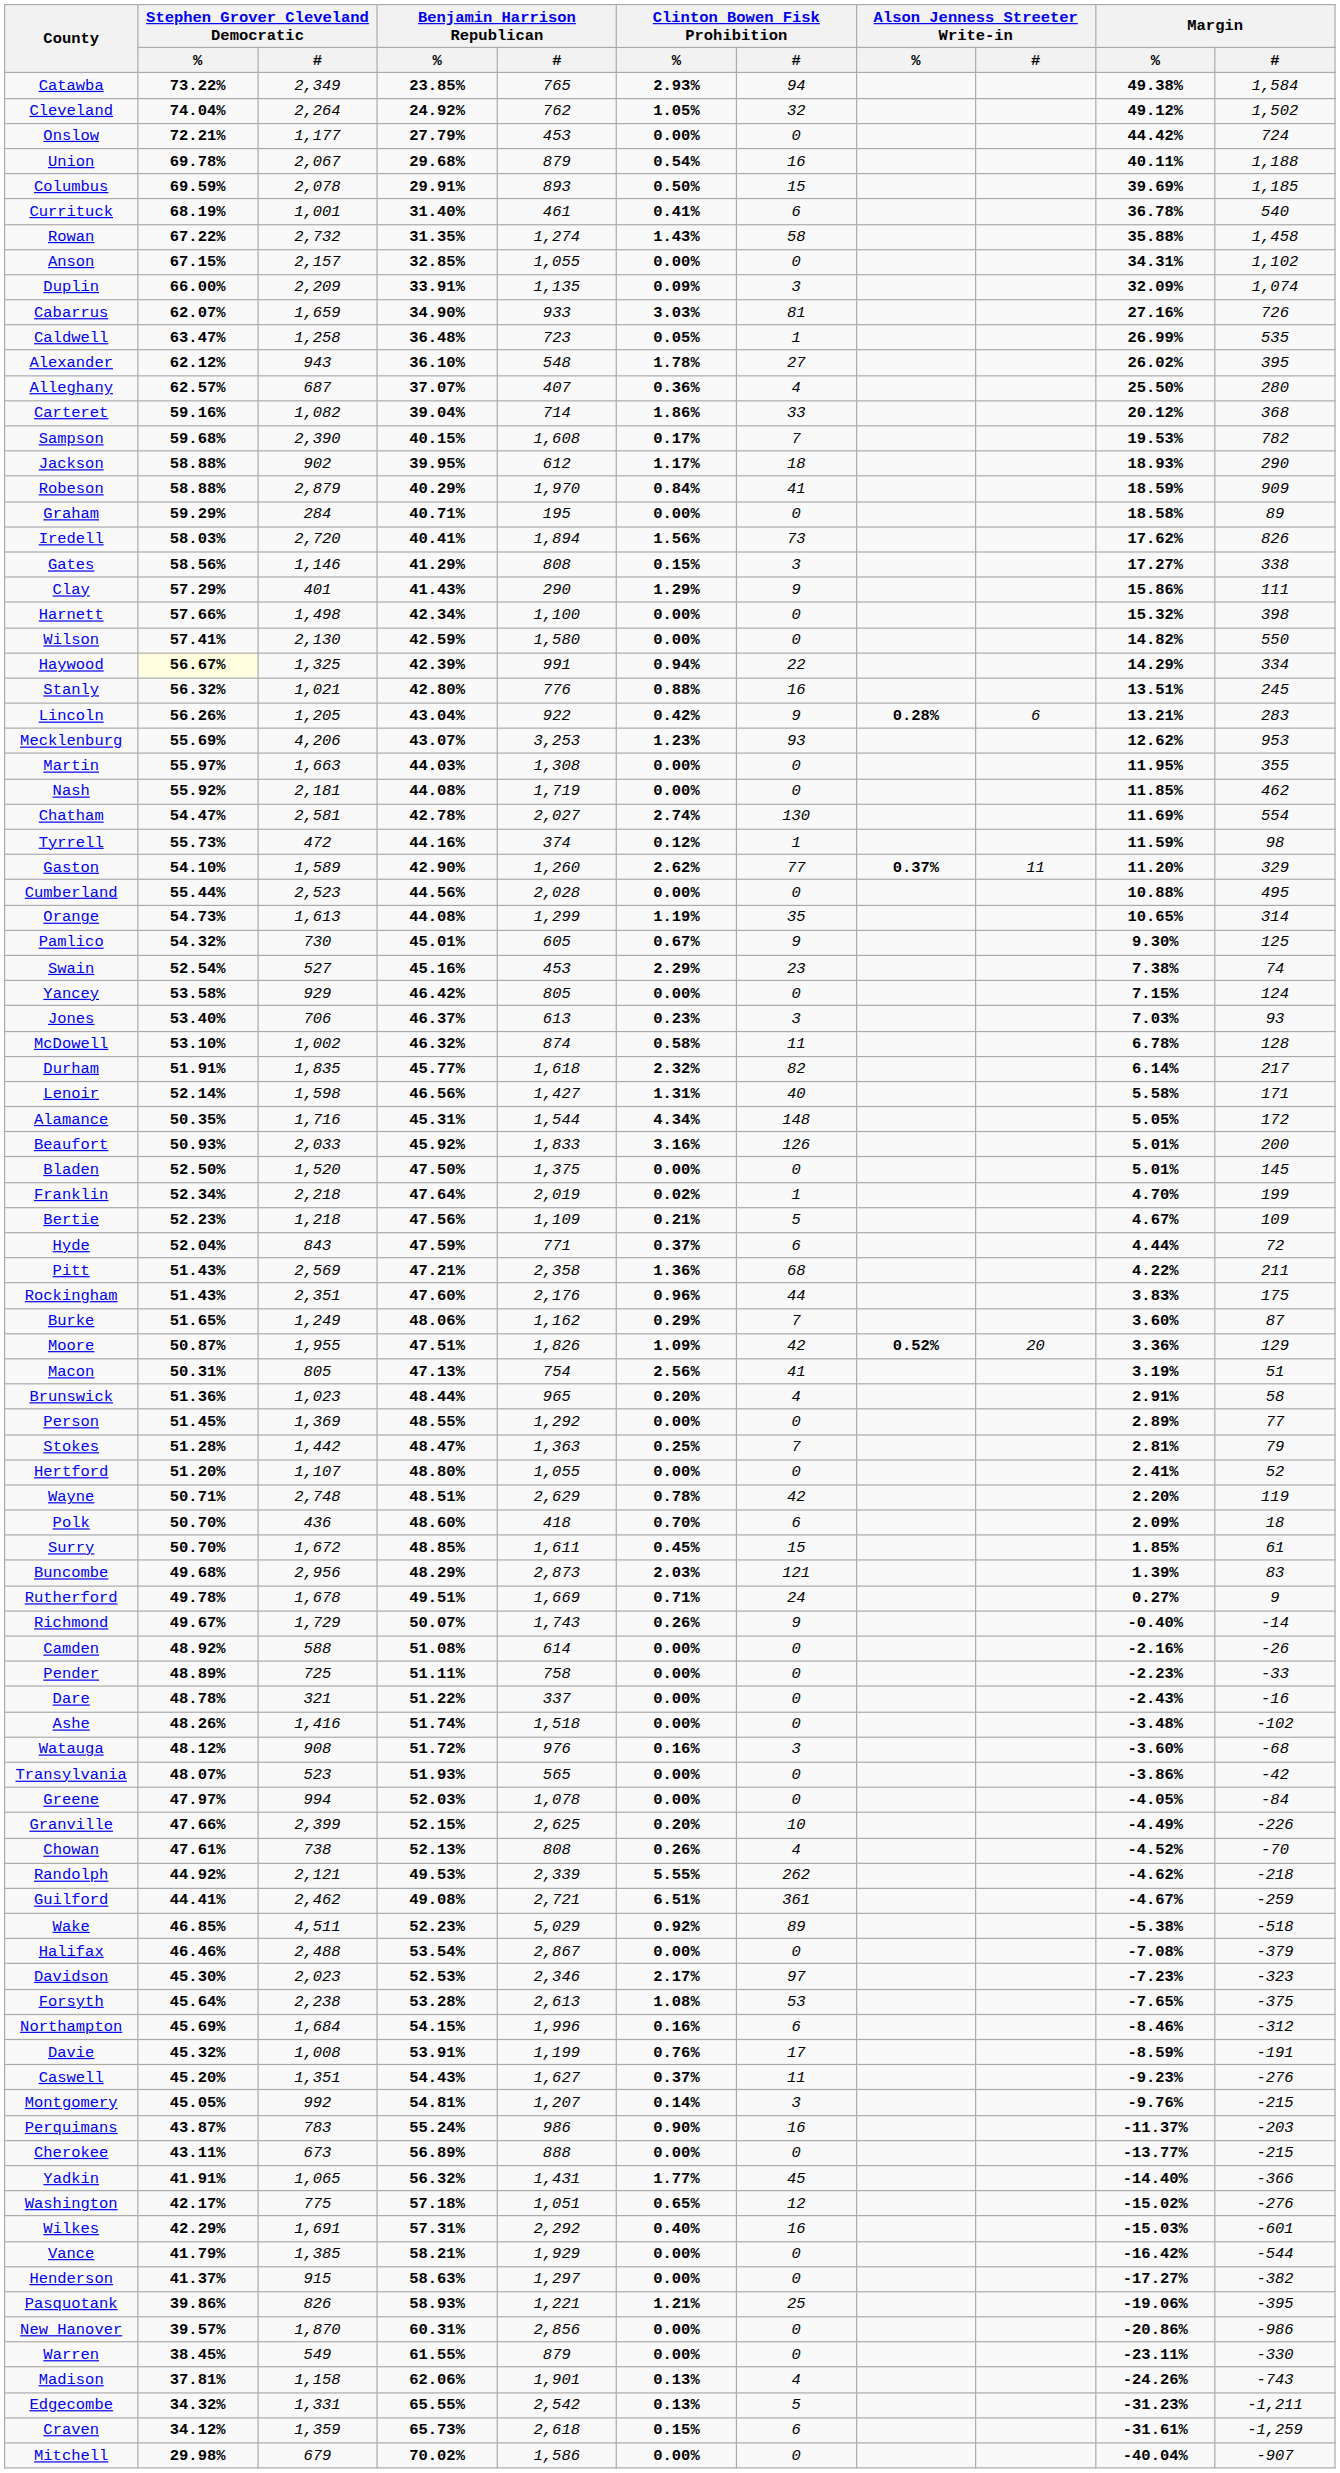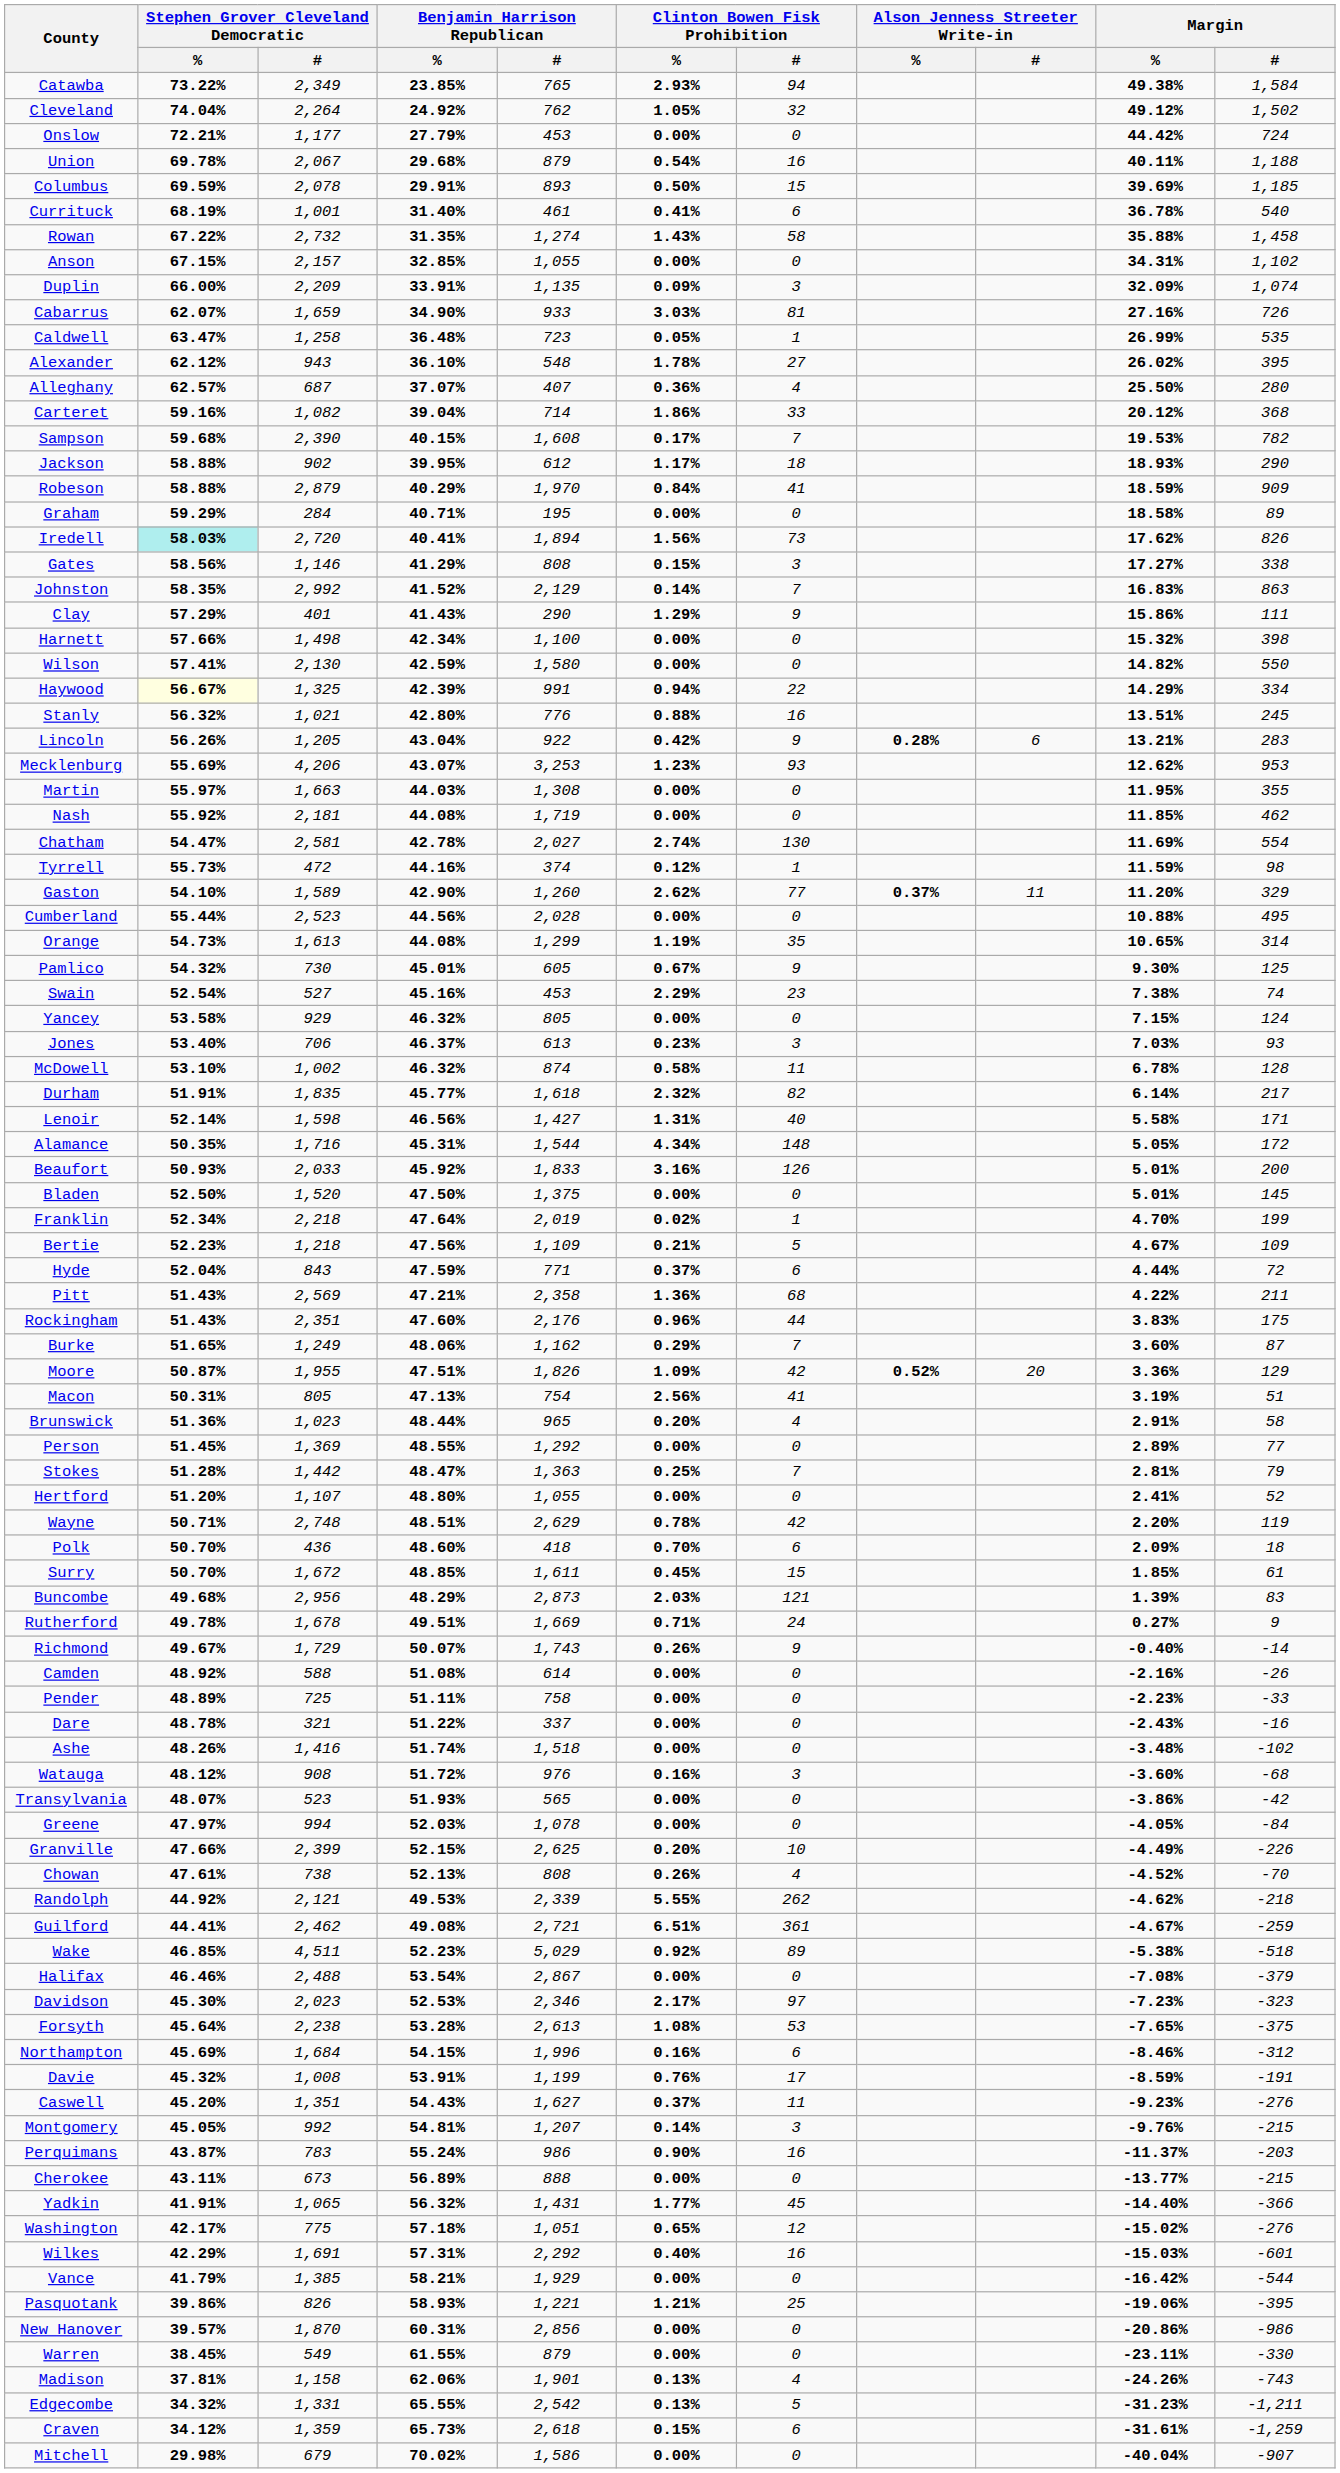(198, 539) no background -> (198, 539) paleturquoise background
+ row: (71, 590)
(437, 993) 46.42% -> (437, 1018) 46.32%
- row: (71, 2279)
